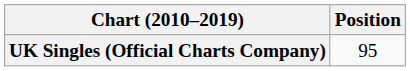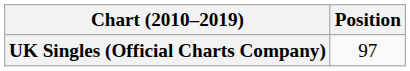(368, 50) 95 -> (368, 50) 97
